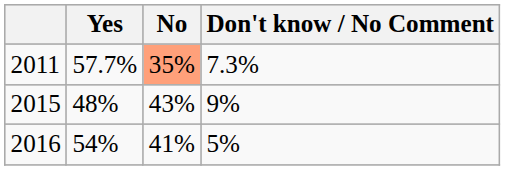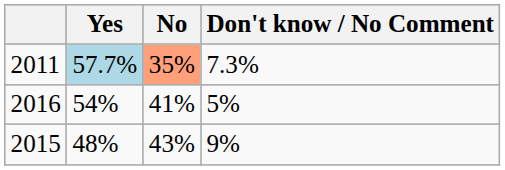(105, 64) no background -> (105, 64) lightblue background
rows swapped: (36, 104) <-> (36, 143)
